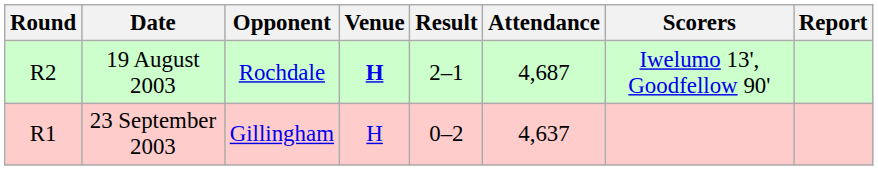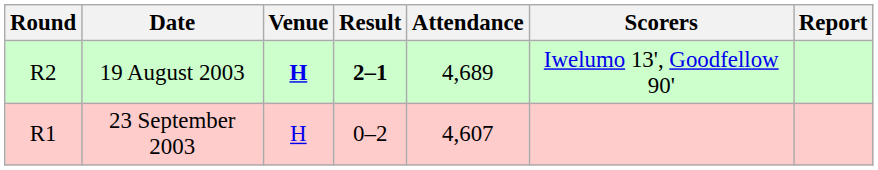- column: (282, 22)
(446, 71) normal -> (370, 71) bold
(544, 71) 4,687 -> (468, 71) 4,689
(544, 133) 4,637 -> (468, 133) 4,607
